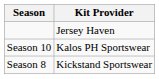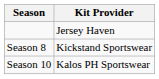rows swapped: (26, 64) <-> (29, 47)
